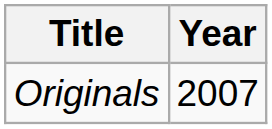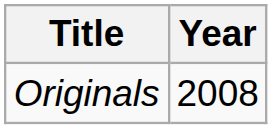(218, 92) 2007 -> (218, 92) 2008
